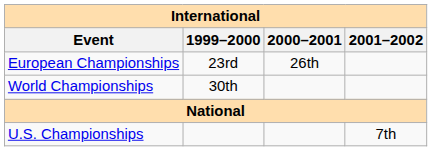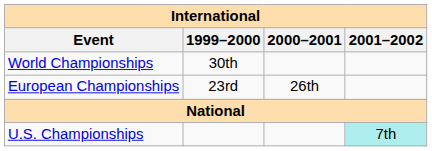rows swapped: (81, 87) <-> (94, 63)
(386, 134) no background -> (386, 134) paleturquoise background
